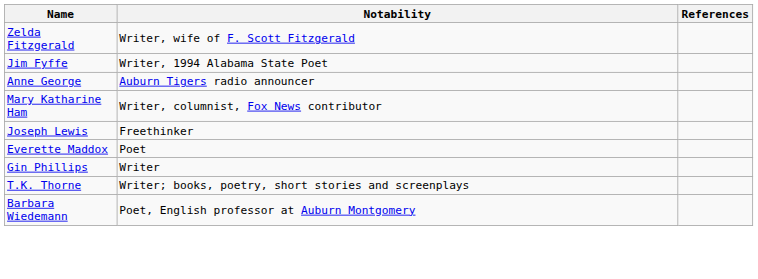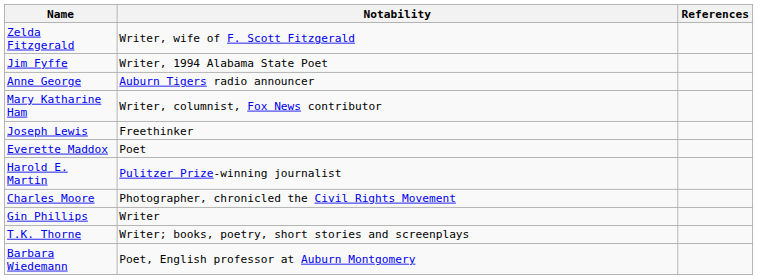+ row: (37, 173)
+ row: (51, 198)
